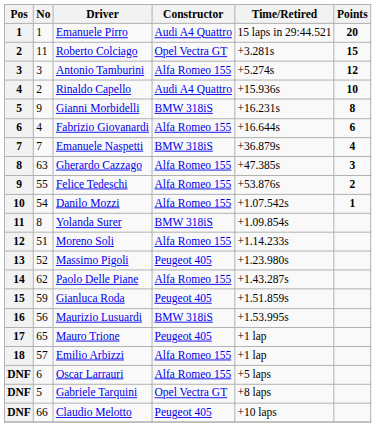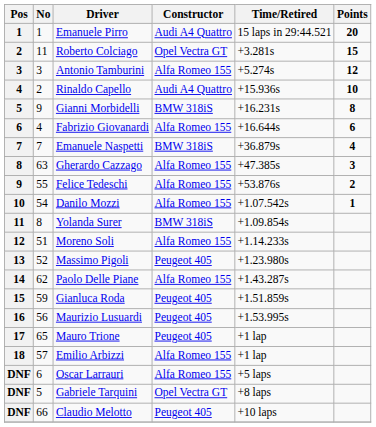(184, 317) BMW 318iS -> (183, 317) Peugeot 405
